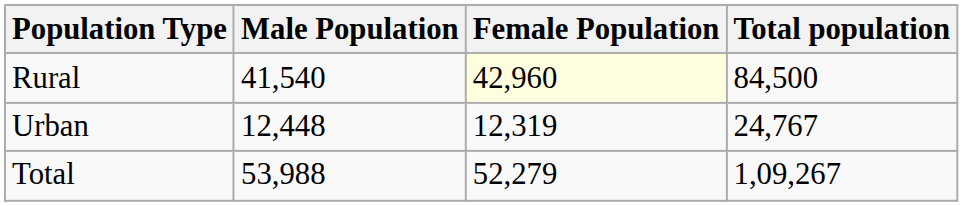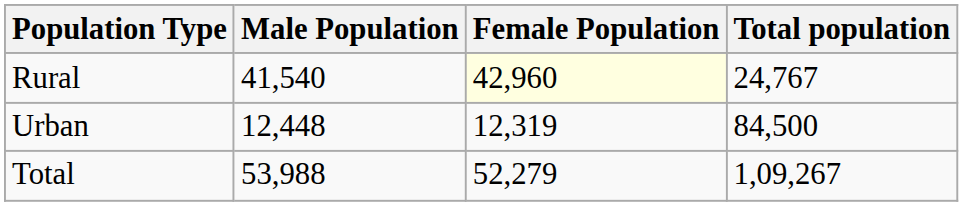(776, 77) 84,500 -> (776, 77) 24,767
(776, 126) 24,767 -> (776, 126) 84,500
